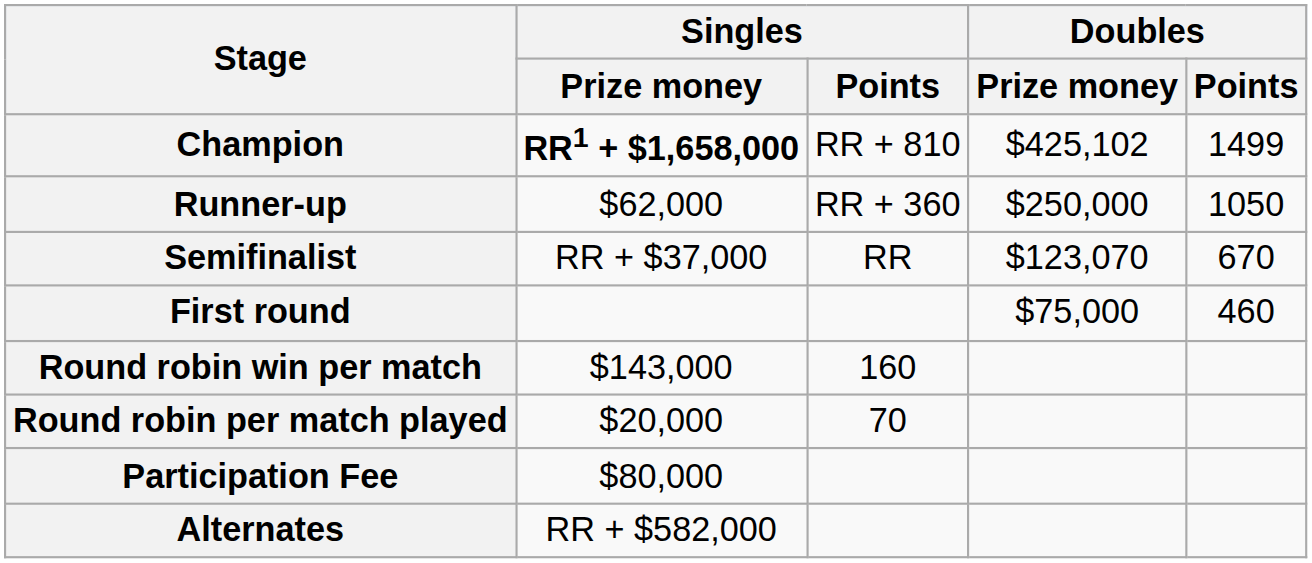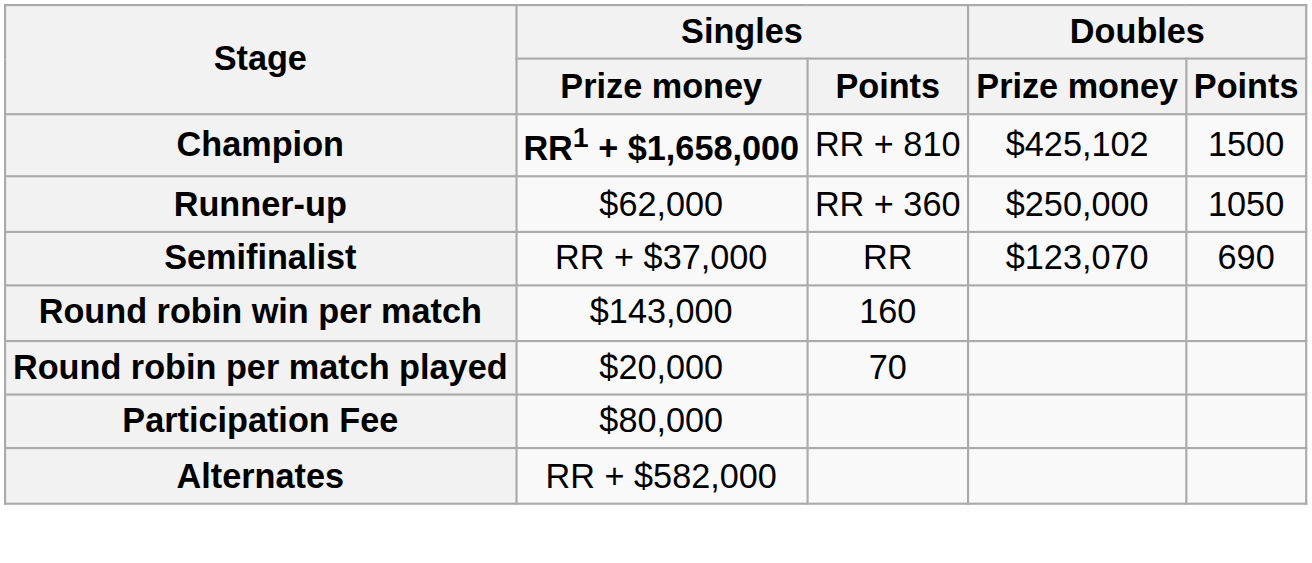(1246, 144) 1499 -> (1246, 144) 1500
(1246, 258) 670 -> (1246, 258) 690
- row: (260, 312)
